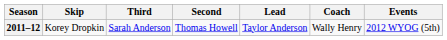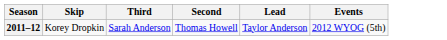- column: (337, 12)
